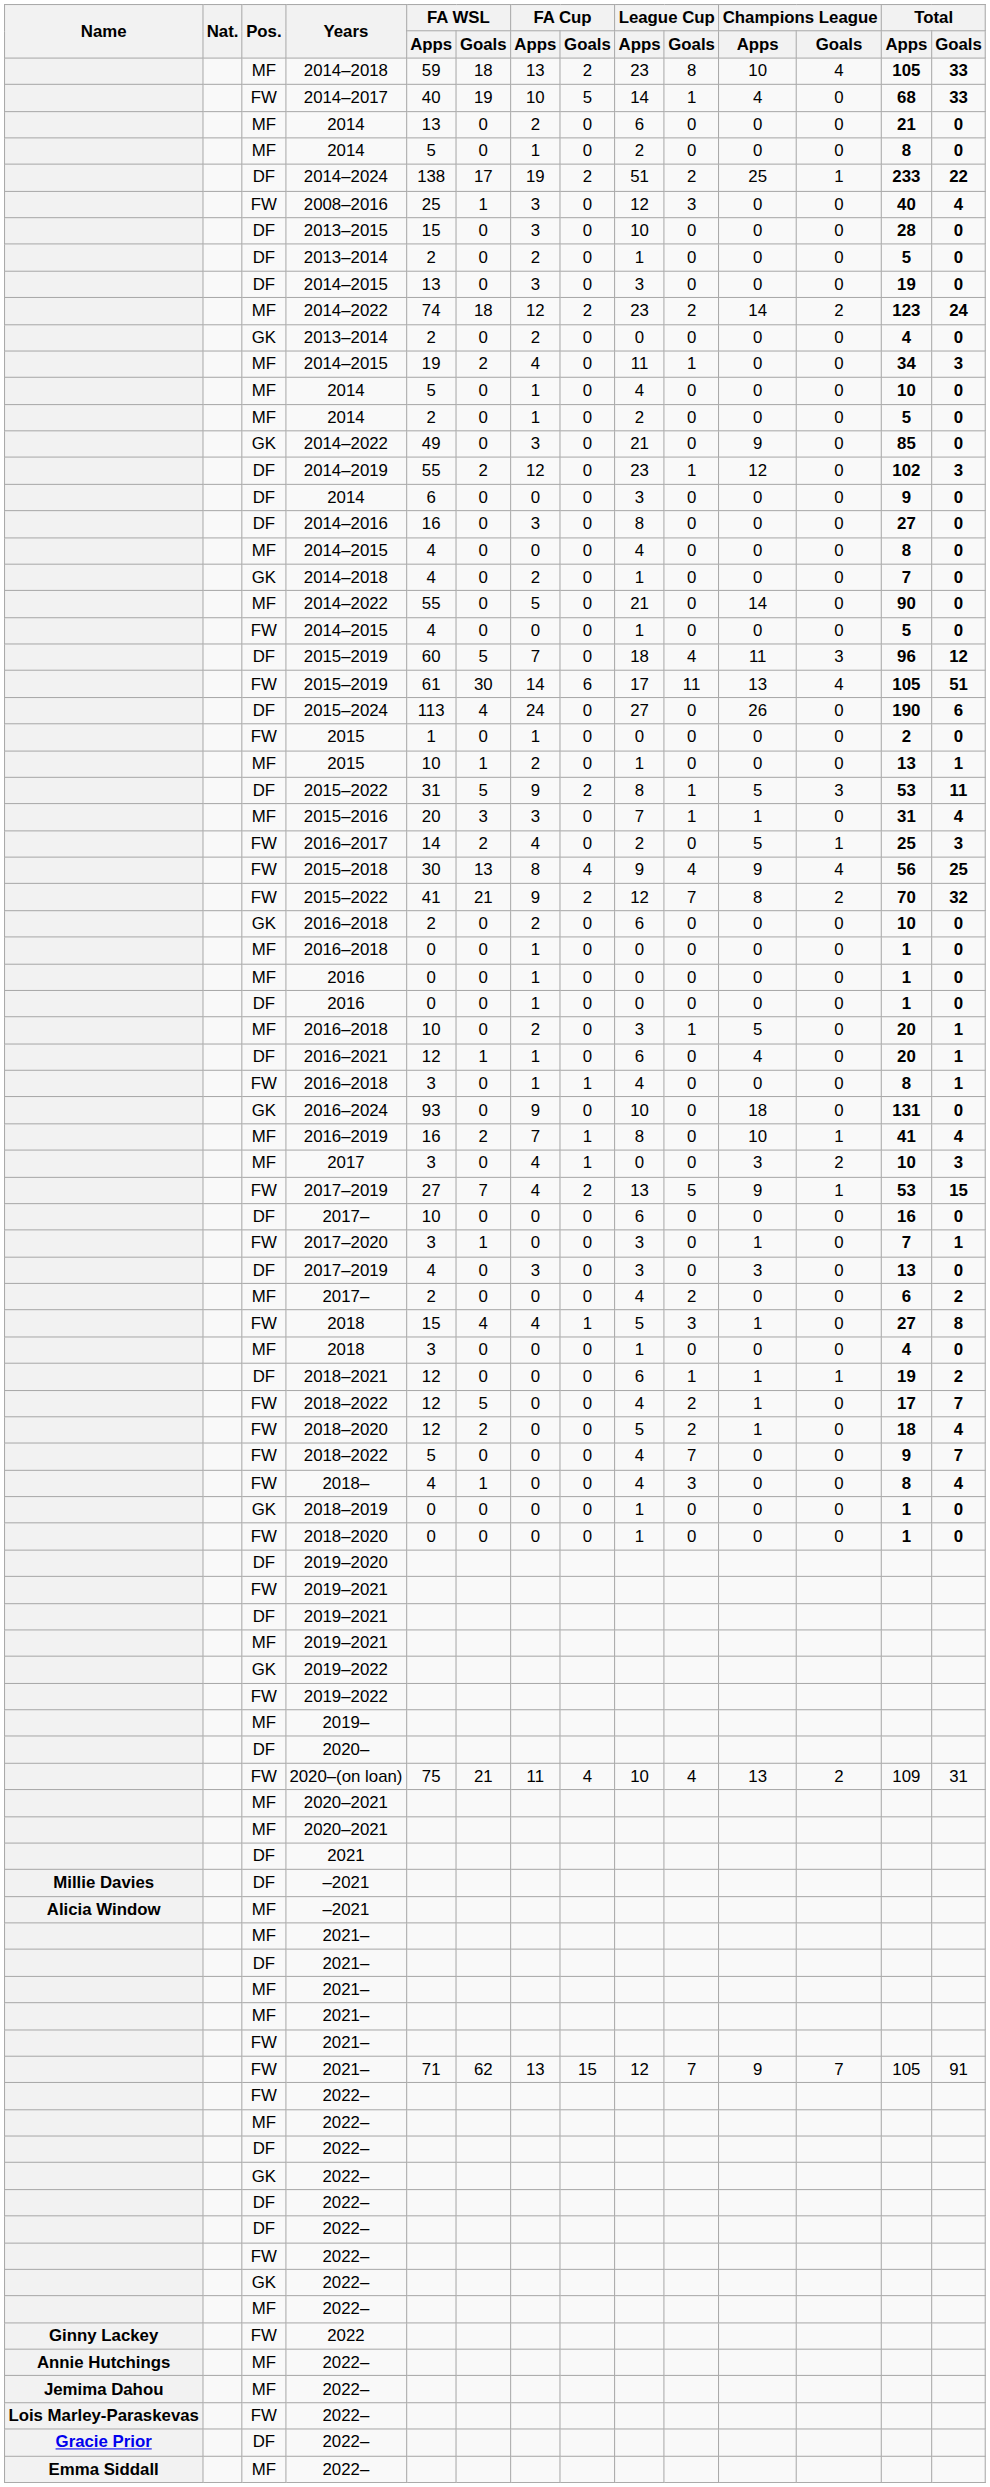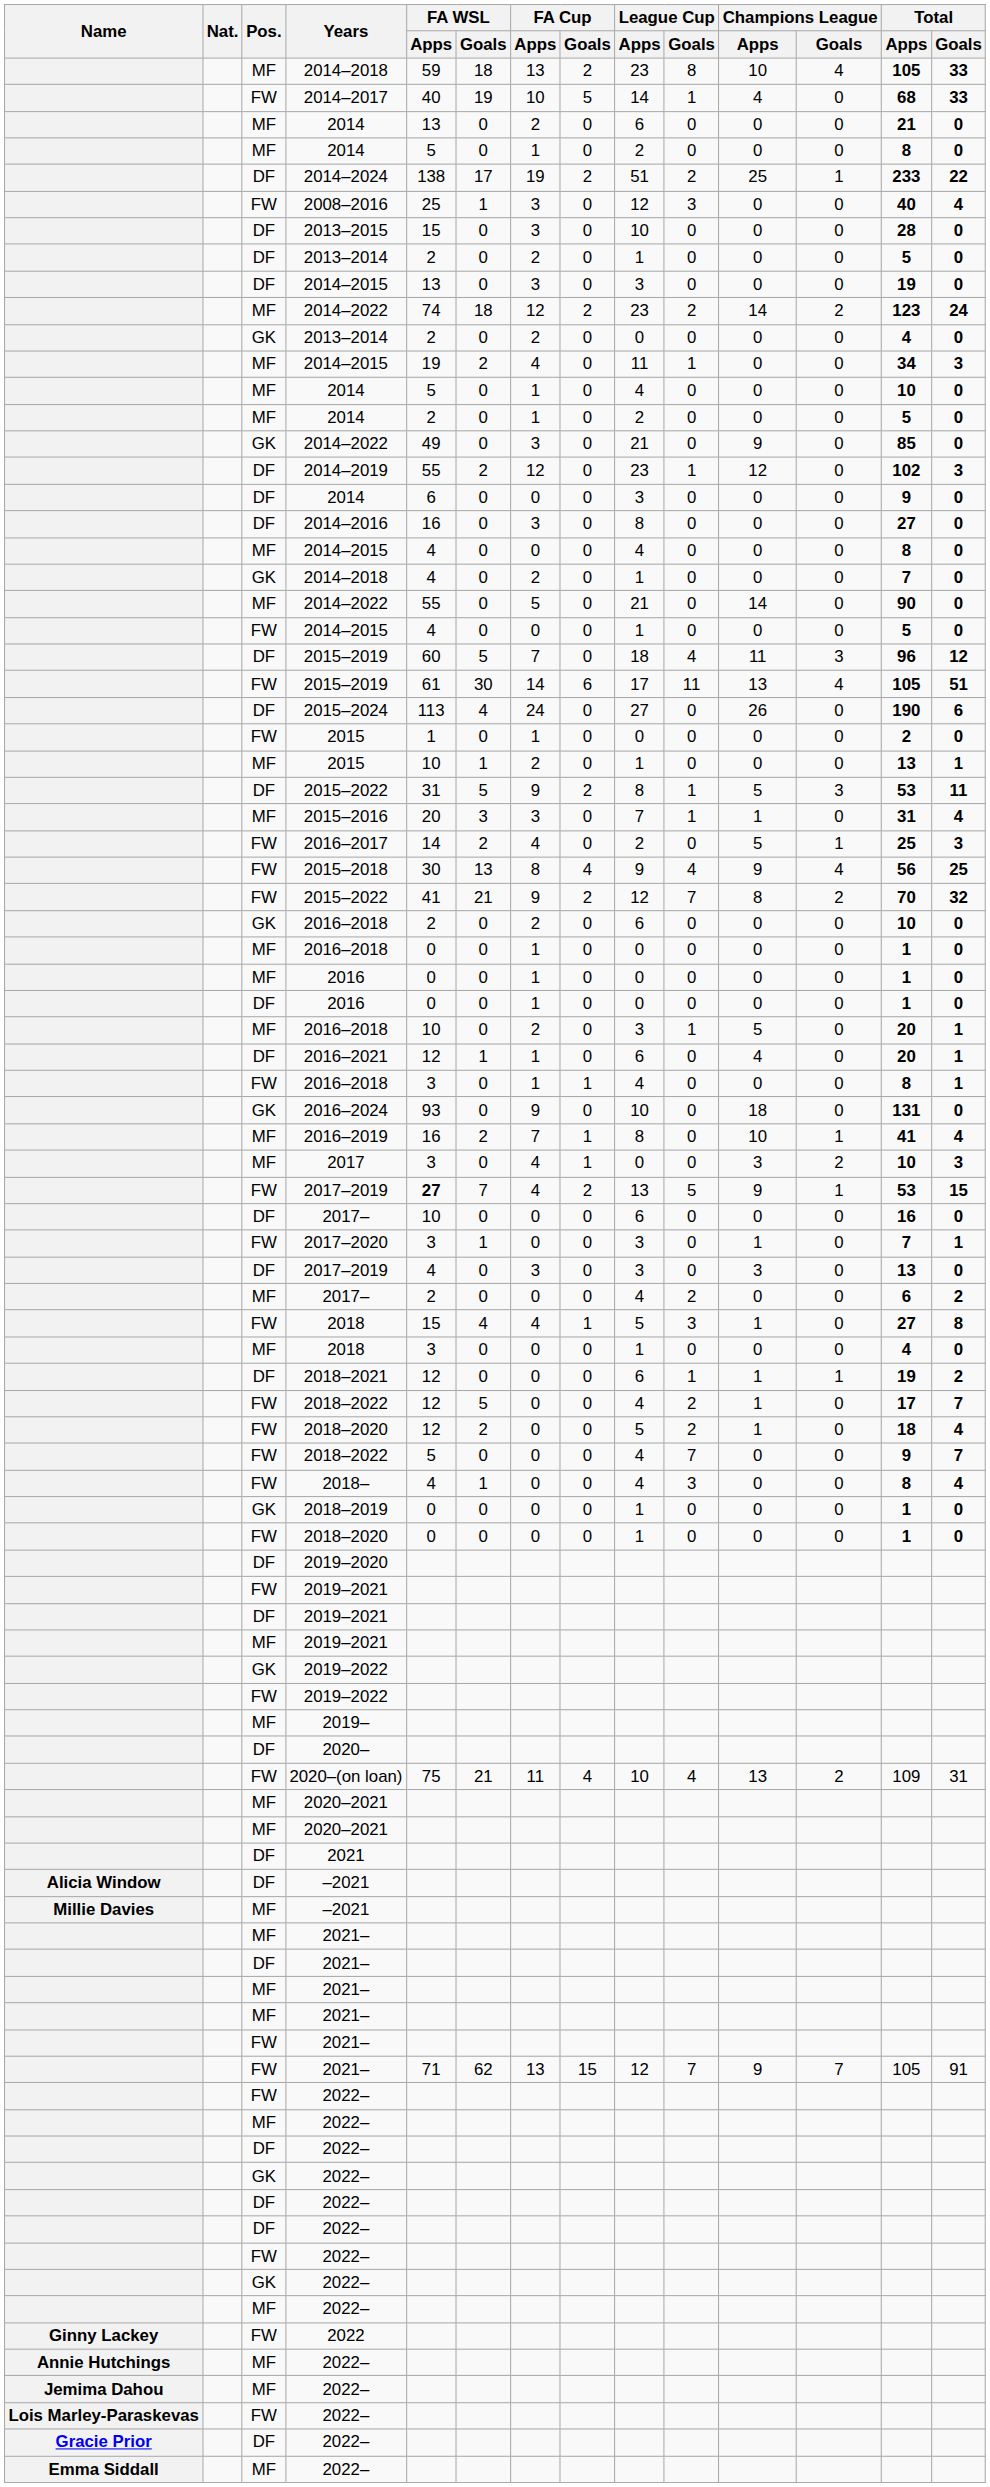(431, 1190) normal -> (431, 1190) bold
(104, 1882) Millie Davies -> (104, 1882) Alicia Window
(104, 1909) Alicia Window -> (104, 1909) Millie Davies
